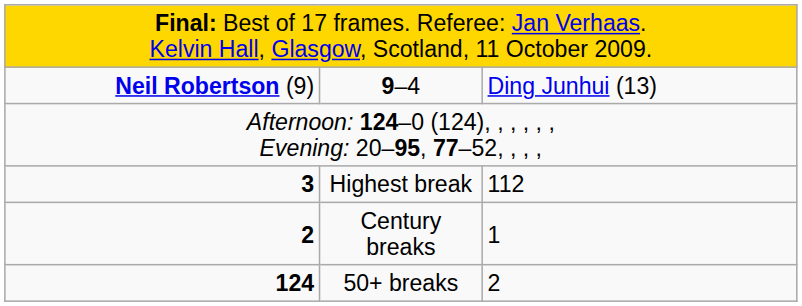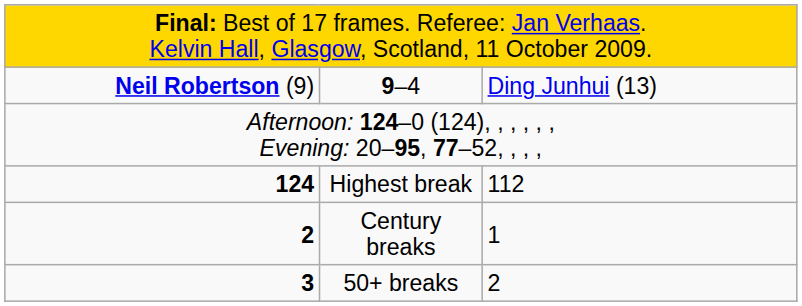(308, 185) 3 -> (295, 185) 124
(295, 284) 124 -> (308, 284) 3
